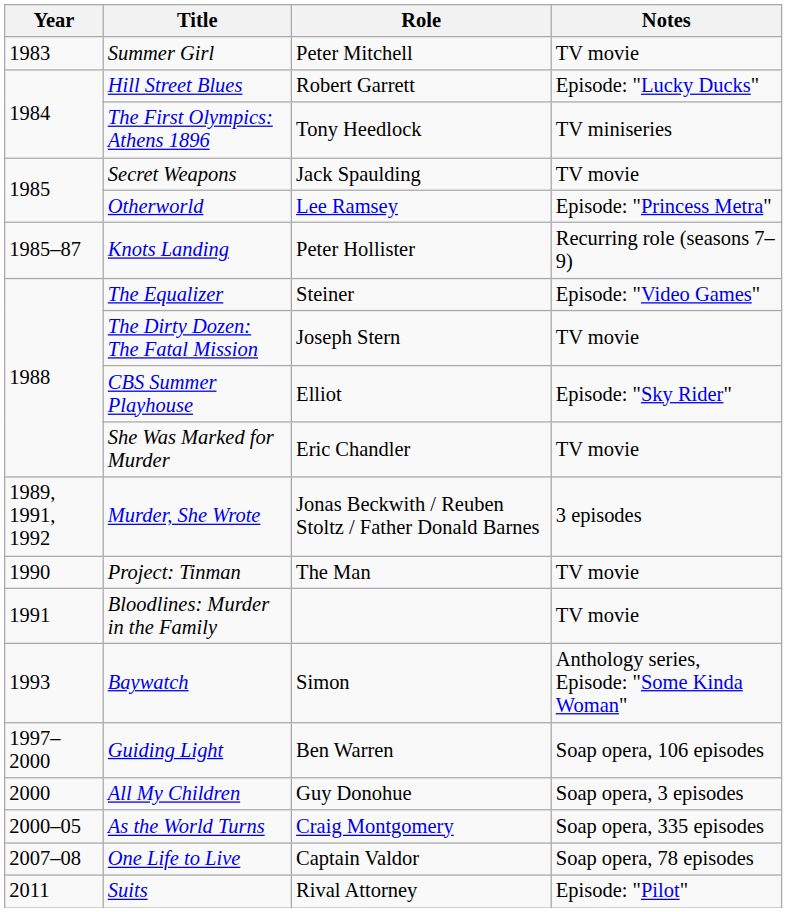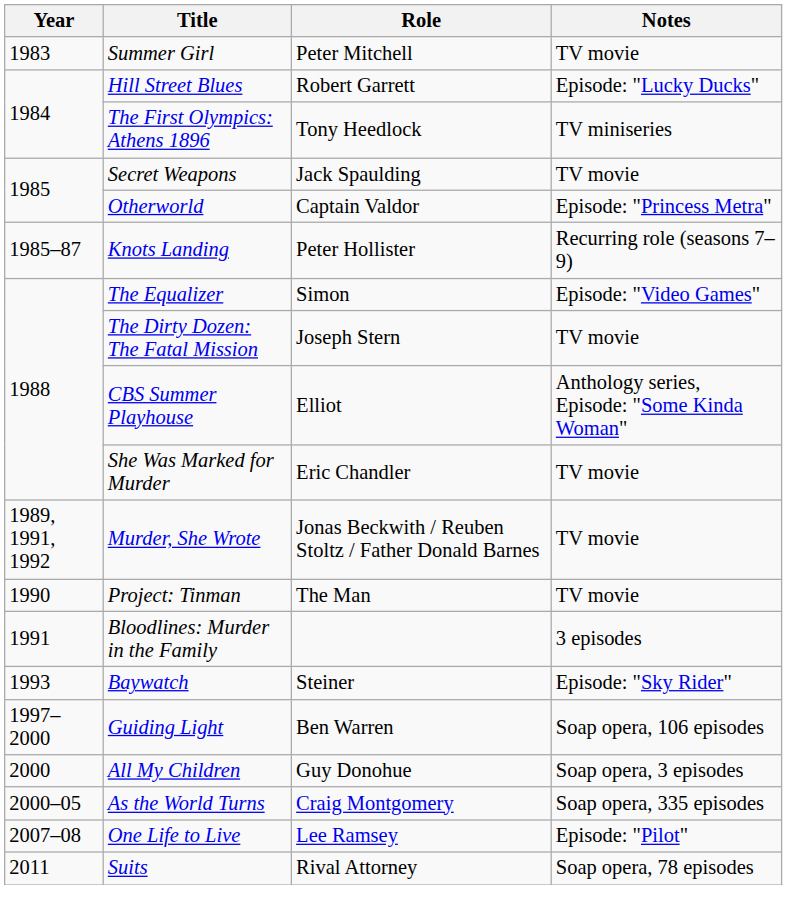(347, 206) Lee Ramsey -> (358, 206) Captain Valdor
(325, 294) Steiner -> (323, 294) Simon
(644, 393) Episode: "Sky Rider" -> (649, 405) Anthology series, Episode: "Some Kinda Woman"
(599, 516) 3 episodes -> (597, 539) TV movie
(597, 615) TV movie -> (599, 638) 3 episodes
(323, 682) Simon -> (325, 682) Steiner
(649, 682) Anthology series, Episode: "Some Kinda Woman" -> (644, 682) Episode: "Sky Rider"
(358, 858) Captain Valdor -> (347, 835) Lee Ramsey
(655, 858) Soap opera, 78 episodes -> (622, 835) Episode: "Pilot"
(622, 891) Episode: "Pilot" -> (655, 868) Soap opera, 78 episodes
